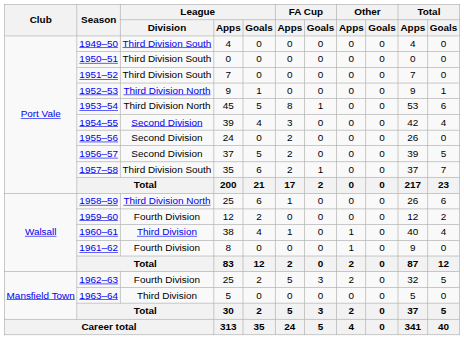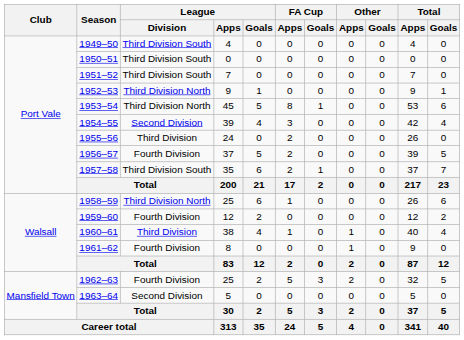(167, 138) Second Division -> (167, 138) Third Division
(167, 153) Second Division -> (167, 153) Fourth Division
(167, 295) Third Division -> (167, 295) Second Division
